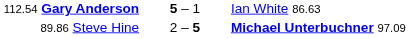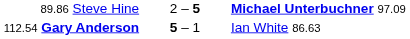rows swapped: (90, 27) <-> (71, 8)
